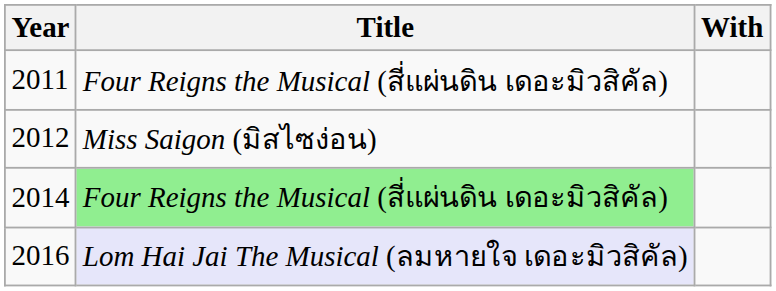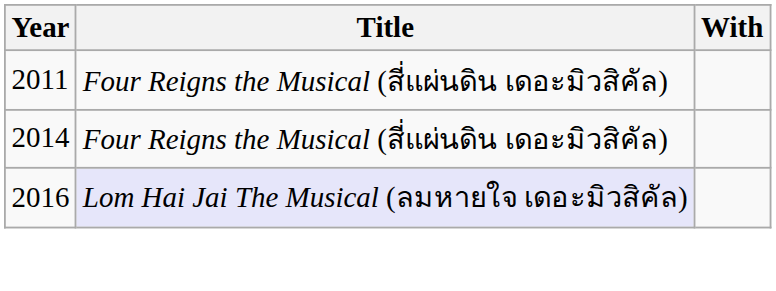- row: (41, 138)
(375, 197) lightgreen background -> (375, 139) no background
